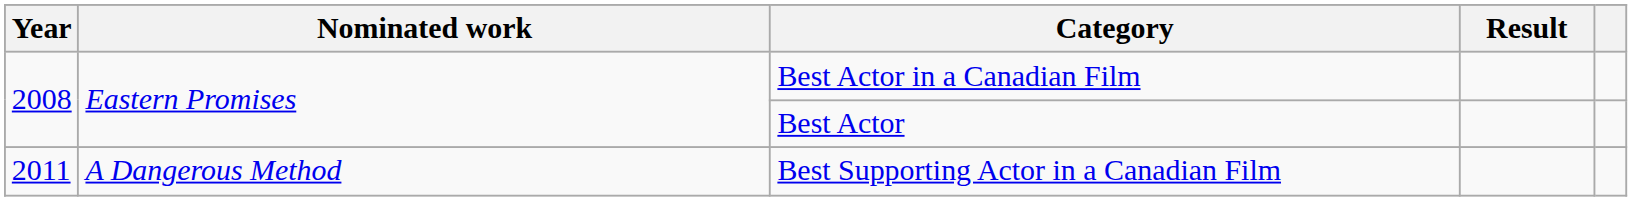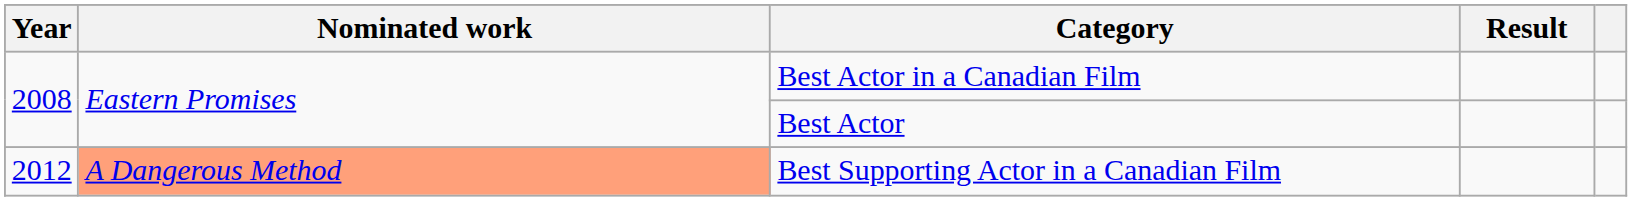(41, 170) 2011 -> (42, 170) 2012
(213, 170) no background -> (213, 170) lightsalmon background
